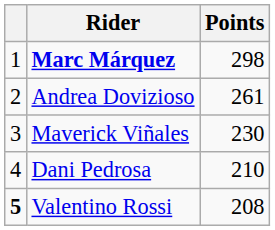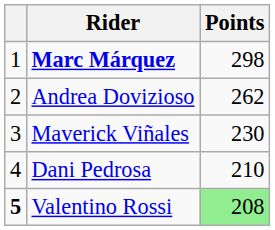(248, 96) 261 -> (248, 96) 262
(248, 207) no background -> (248, 207) lightgreen background
